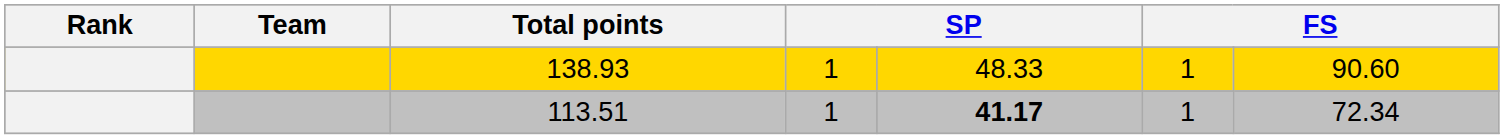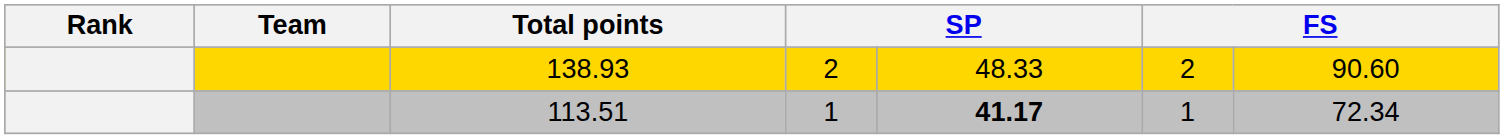(831, 68) 1 -> (831, 68) 2
(1187, 68) 1 -> (1187, 68) 2
